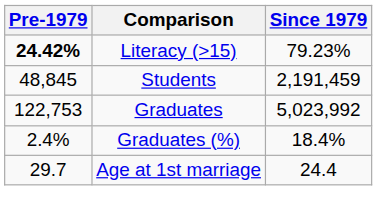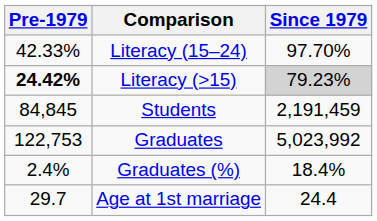+ row: (179, 50)
(318, 50) no background -> (318, 80) lightgrey background
(48, 80) 48,845 -> (48, 110) 84,845
